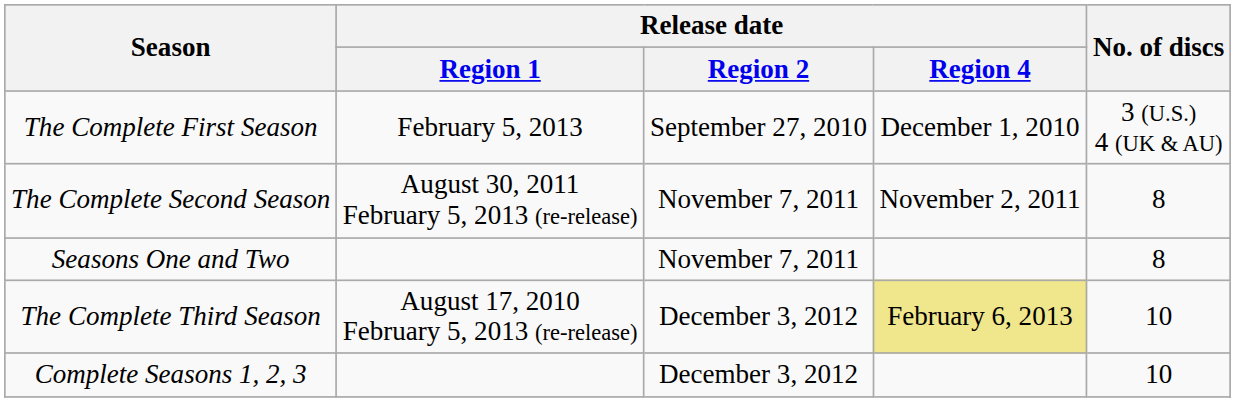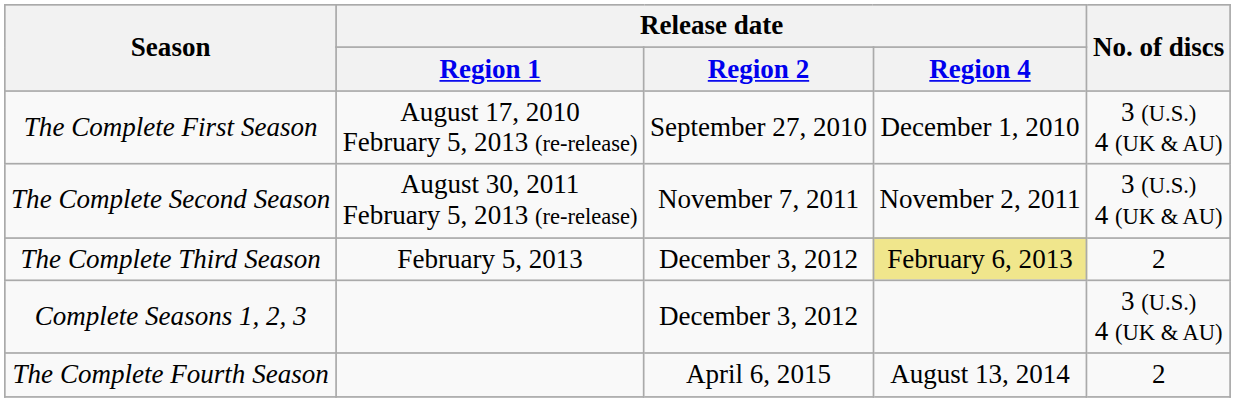(490, 126) February 5, 2013 -> (490, 126) August 17, 2010 February 5, 2013 (re-release)
(1159, 200) 8 -> (1159, 200) 3 (U.S.) 4 (UK & AU)
- row: (171, 258)
(490, 316) August 17, 2010 February 5, 2013 (re-release) -> (490, 258) February 5, 2013
(1159, 316) 10 -> (1159, 258) 2
(1159, 374) 10 -> (1159, 316) 3 (U.S.) 4 (UK & AU)
+ row: (171, 374)
